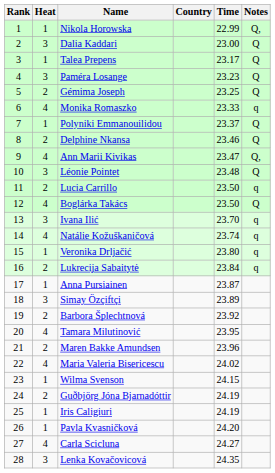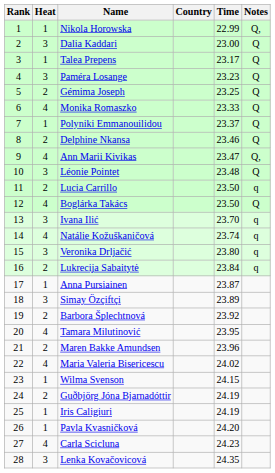(256, 108) q -> (256, 108) Q
(45, 252) 1 -> (45, 252) 3
(228, 444) 24.27 -> (228, 444) 24.23
